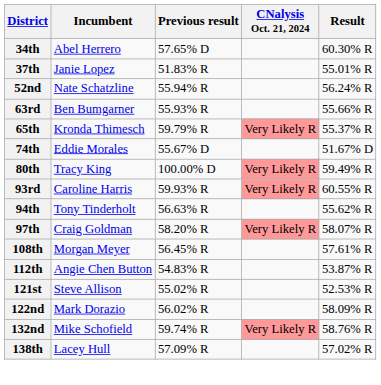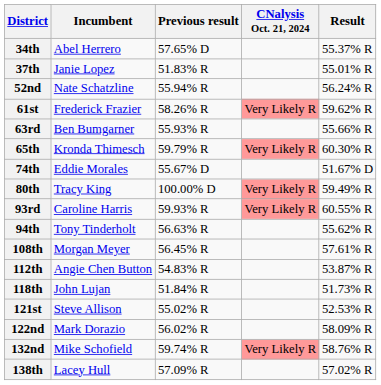(347, 48) 60.30% R -> (347, 48) 55.37% R
+ row: (28, 108)
(347, 128) 55.37% R -> (347, 149) 60.30% R
- row: (28, 229)
+ row: (28, 289)
